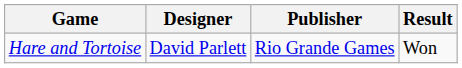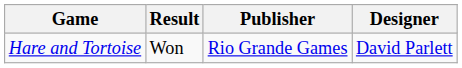columns swapped: (198, 18) <-> (428, 18)
